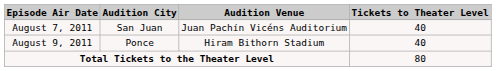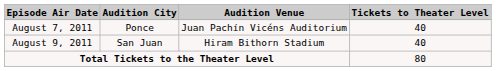(140, 28) San Juan -> (140, 28) Ponce
(140, 43) Ponce -> (140, 43) San Juan
